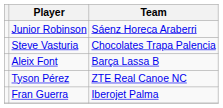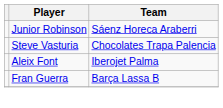(125, 62) Barça Lassa B -> (125, 62) Iberojet Palma
- row: (40, 78)
(125, 95) Iberojet Palma -> (125, 78) Barça Lassa B
